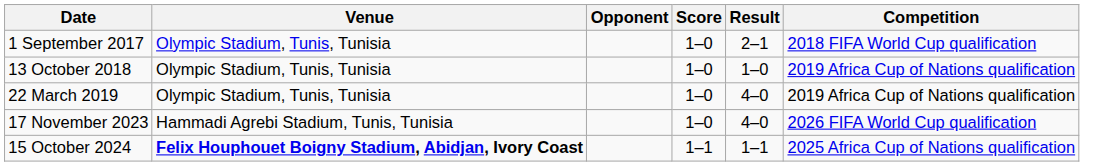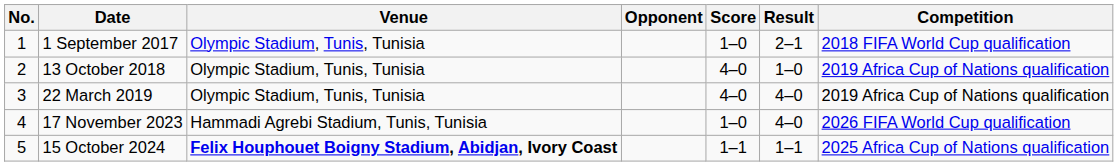+ column: (22, 17)
(699, 69) 1–0 -> (733, 69) 4–0
(699, 95) 1–0 -> (733, 95) 4–0
